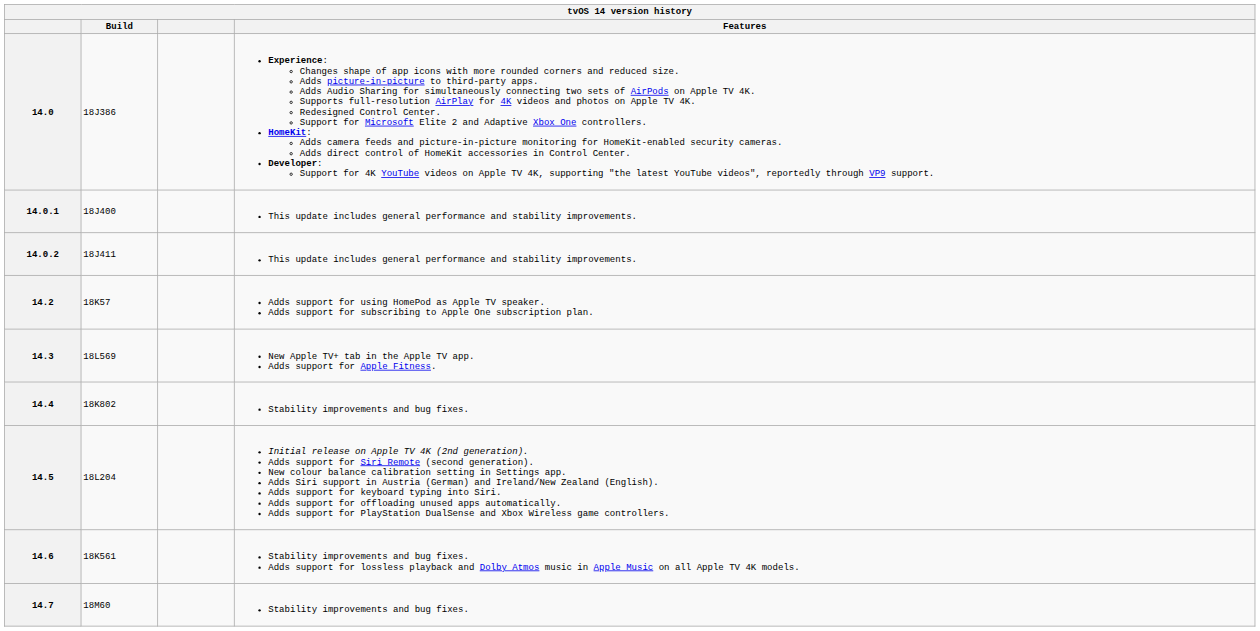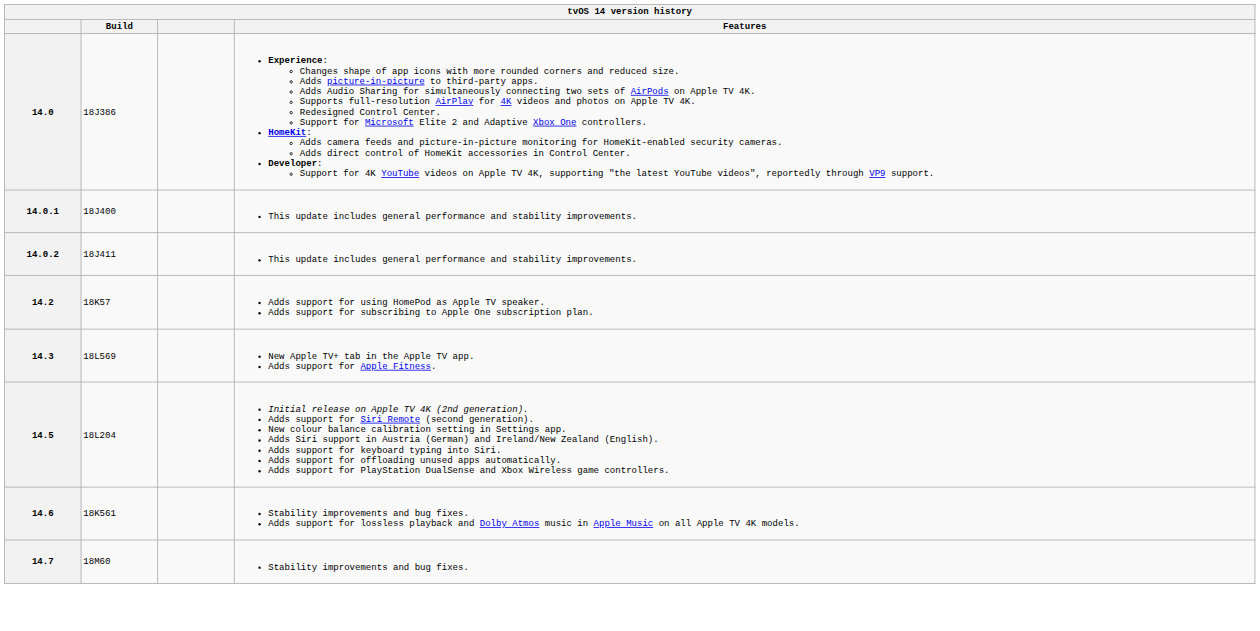- row: (43, 404)
